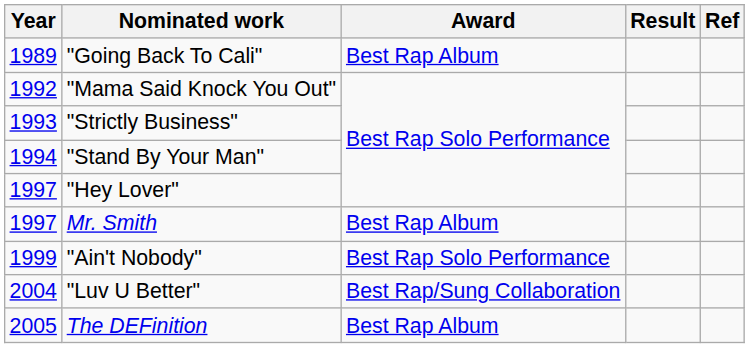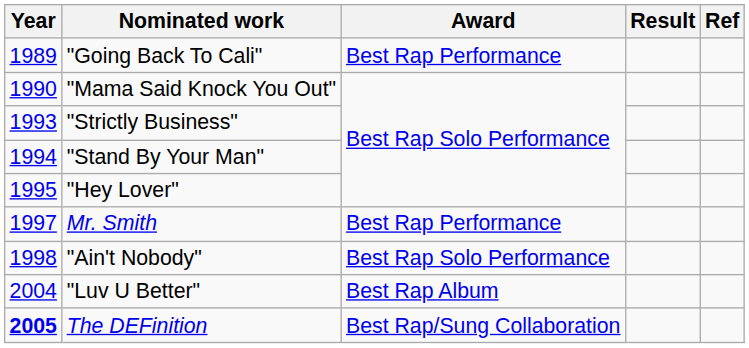(422, 55) Best Rap Album -> (454, 55) Best Rap Performance
(33, 88) 1992 -> (33, 88) 1990
(33, 190) 1997 -> (33, 190) 1995
(422, 223) Best Rap Album -> (454, 223) Best Rap Performance
(33, 257) 1999 -> (33, 257) 1998
(483, 291) Best Rap/Sung Collaboration -> (422, 291) Best Rap Album
(33, 325) normal -> (33, 325) bold
(422, 325) Best Rap Album -> (483, 325) Best Rap/Sung Collaboration
